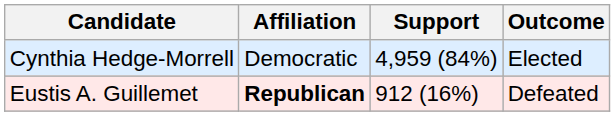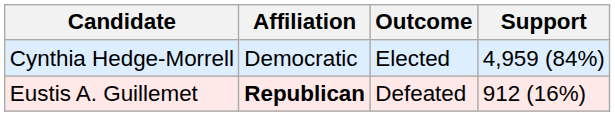columns swapped: (436, 22) <-> (556, 22)
